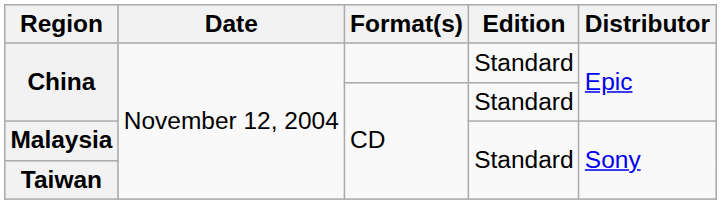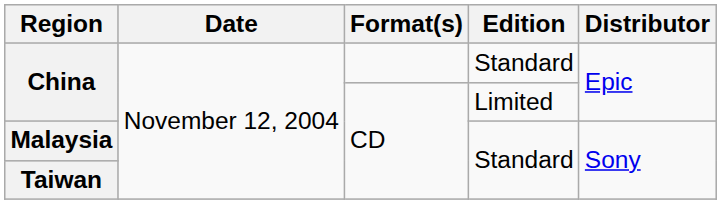(524, 101) Standard -> (514, 101) Limited
